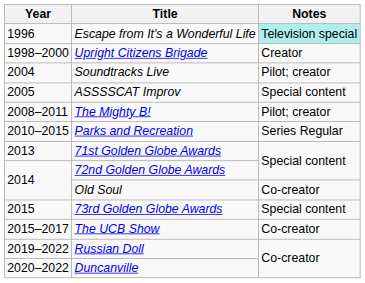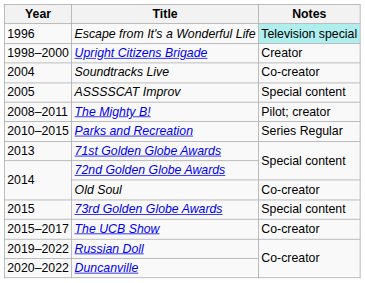(296, 72) Pilot; creator -> (290, 72) Co-creator
